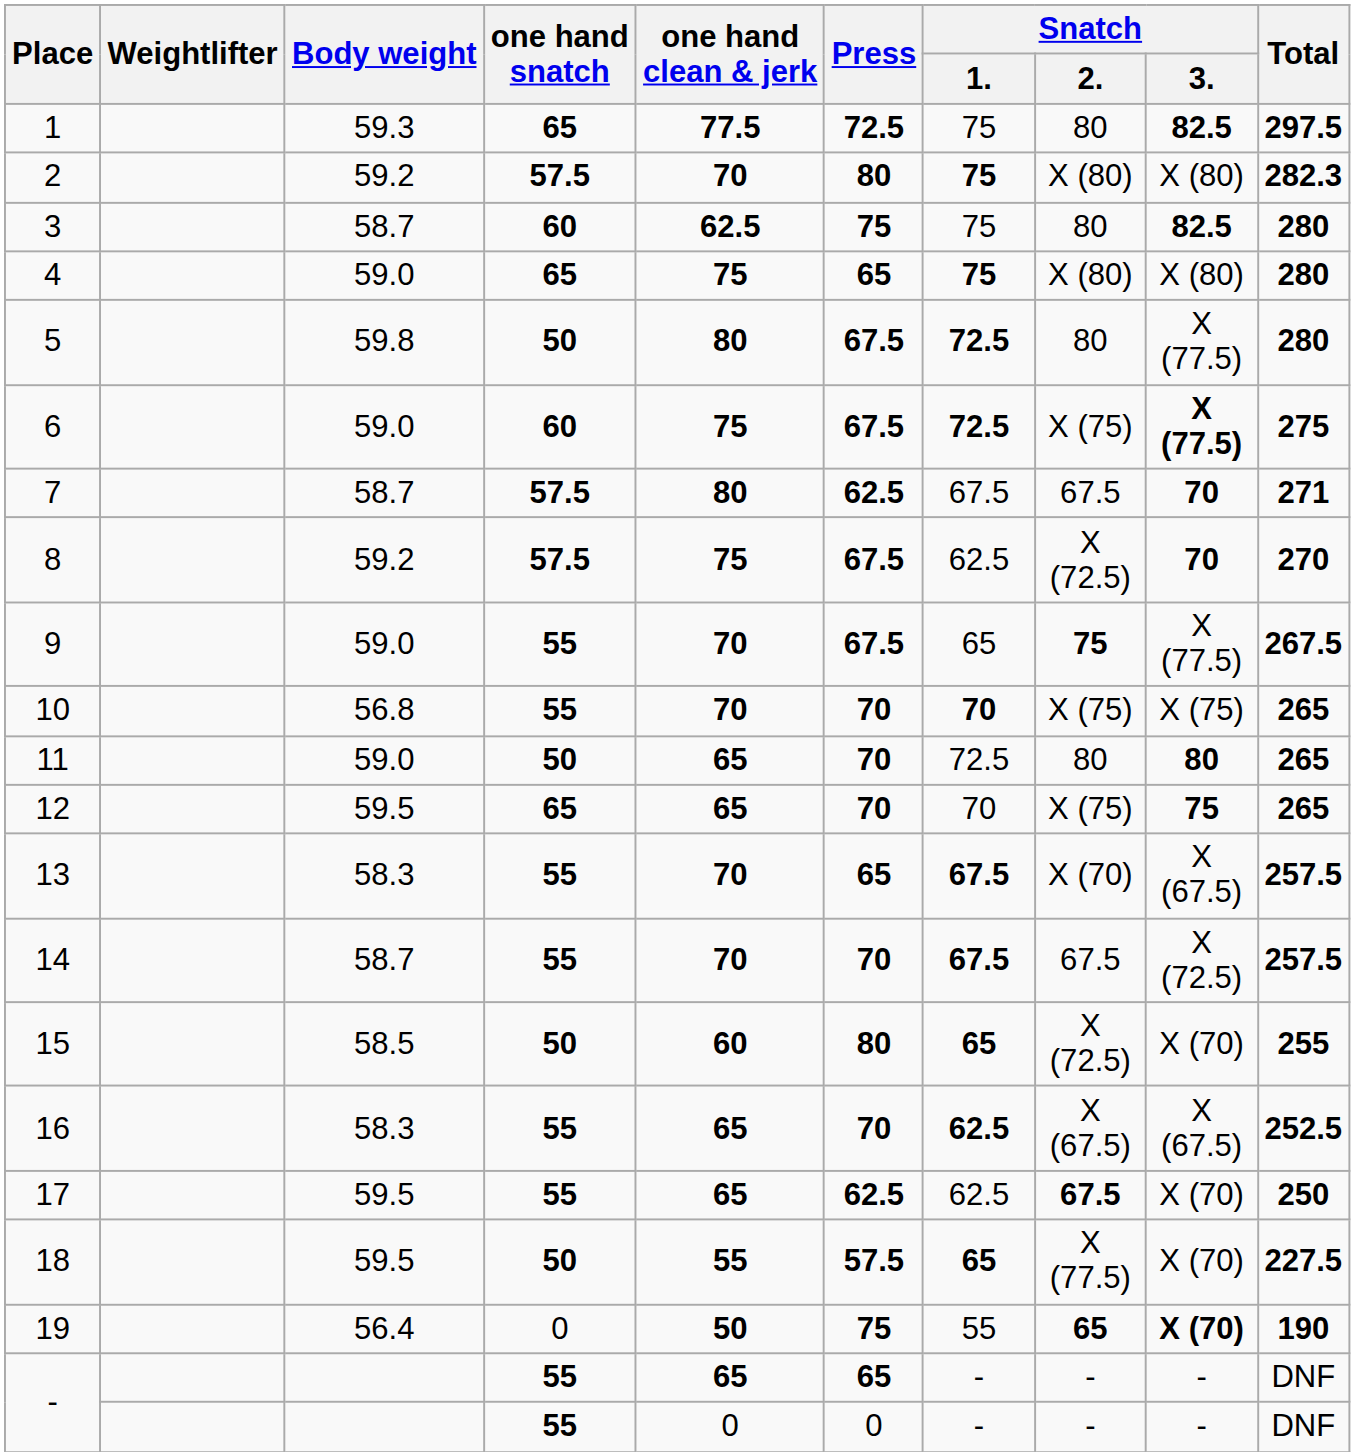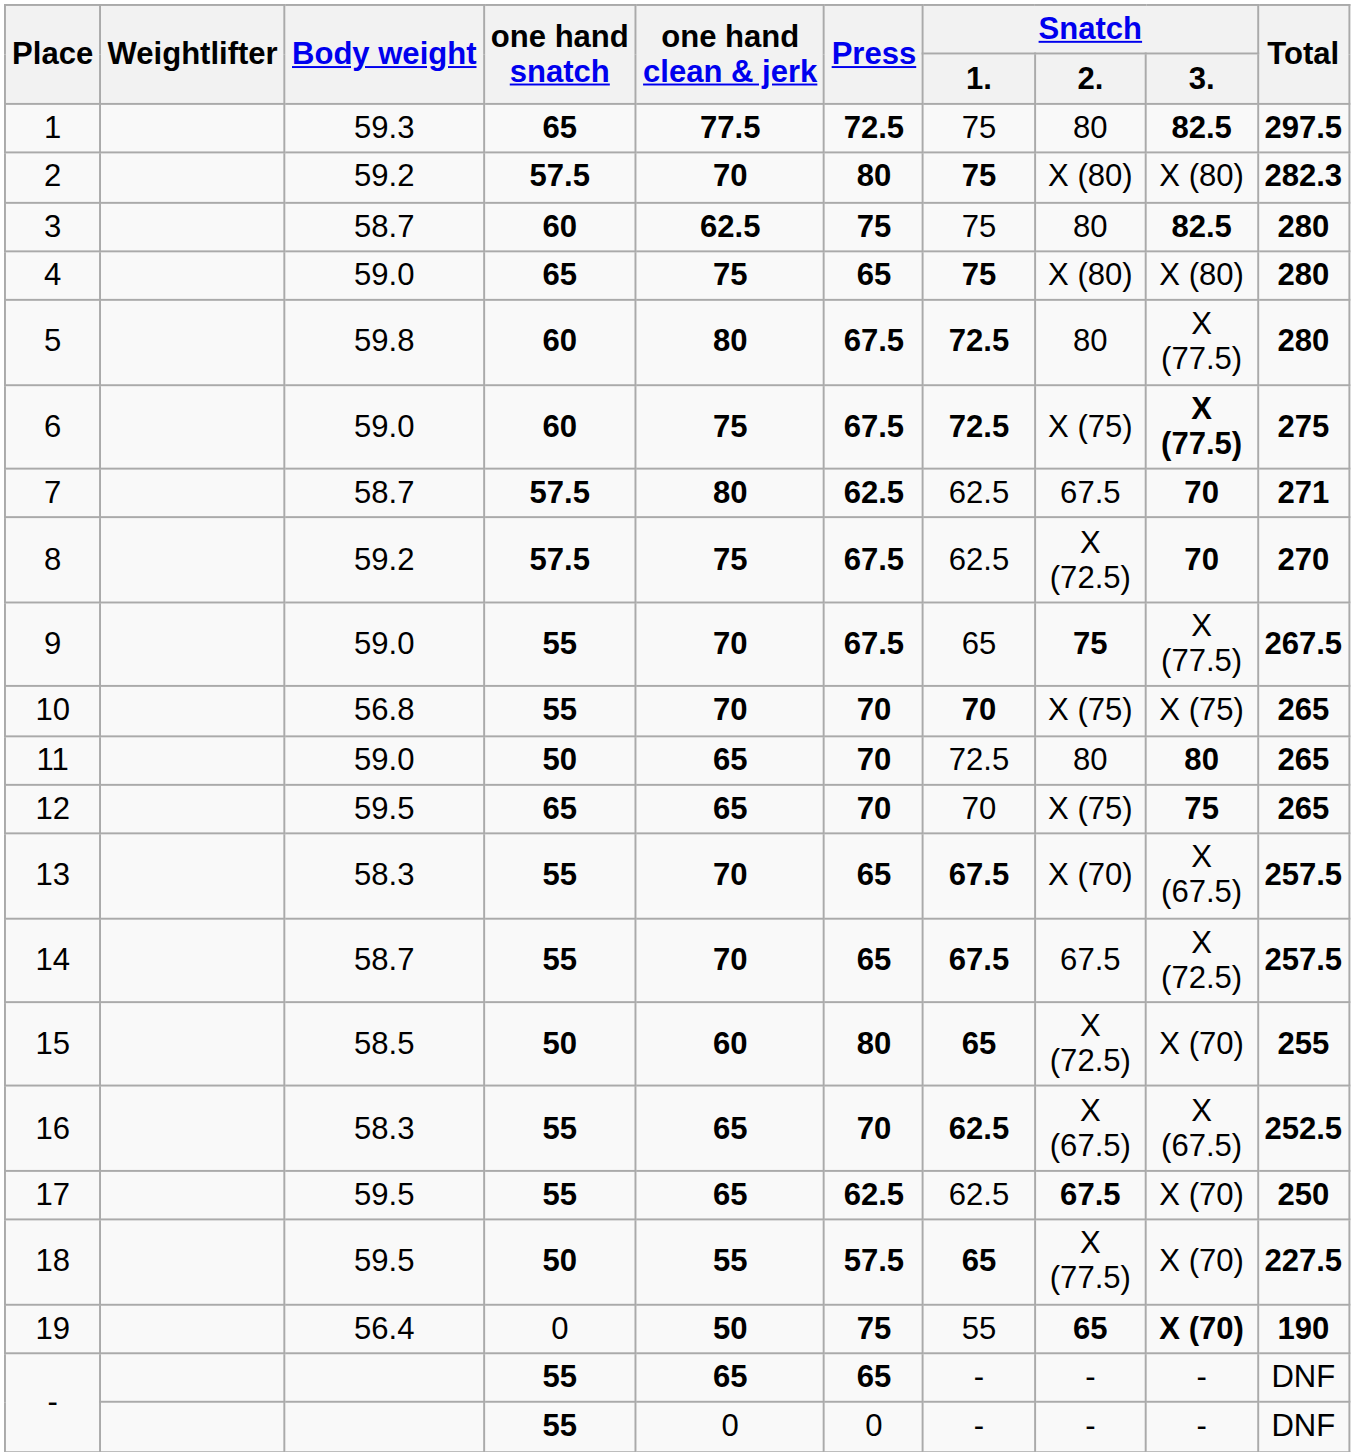(560, 341) 50 -> (560, 341) 60
(979, 492) 67.5 -> (979, 492) 62.5
(874, 959) 70 -> (874, 959) 65
